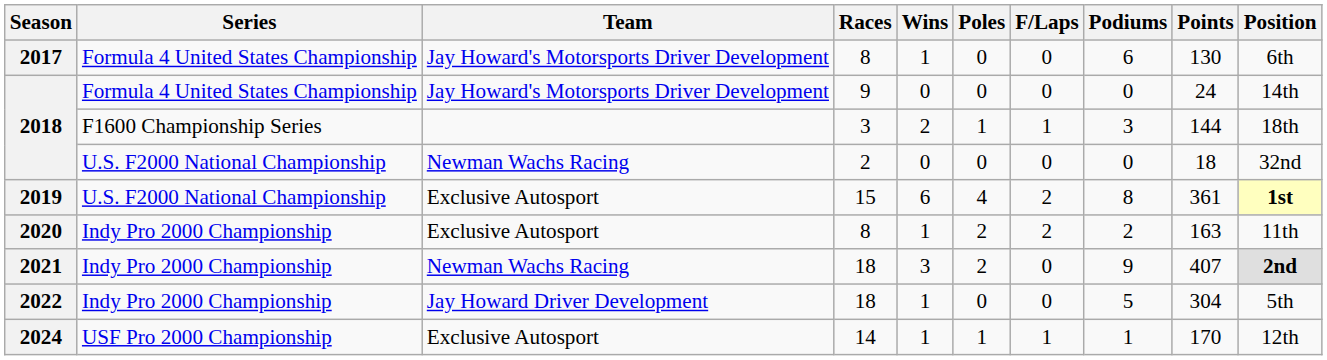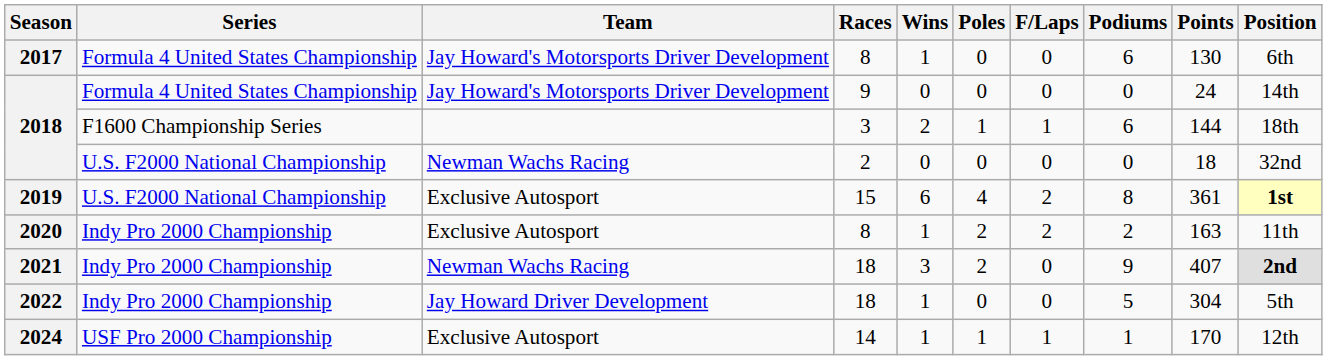(1128, 127) 3 -> (1128, 127) 6
